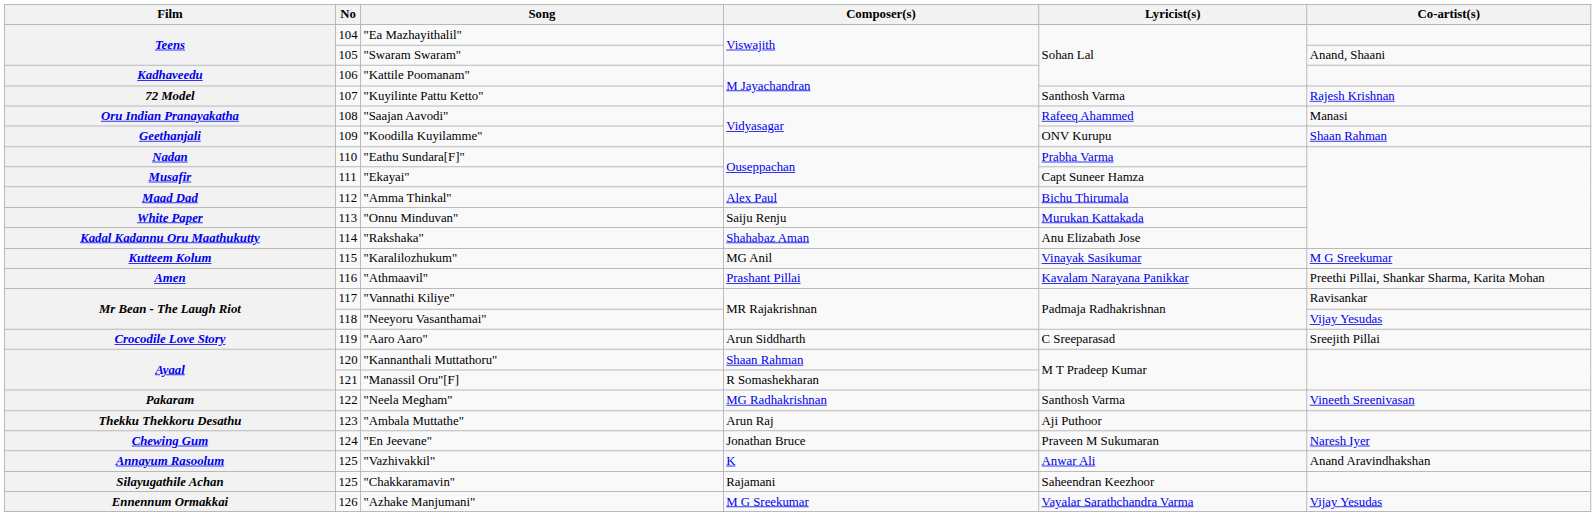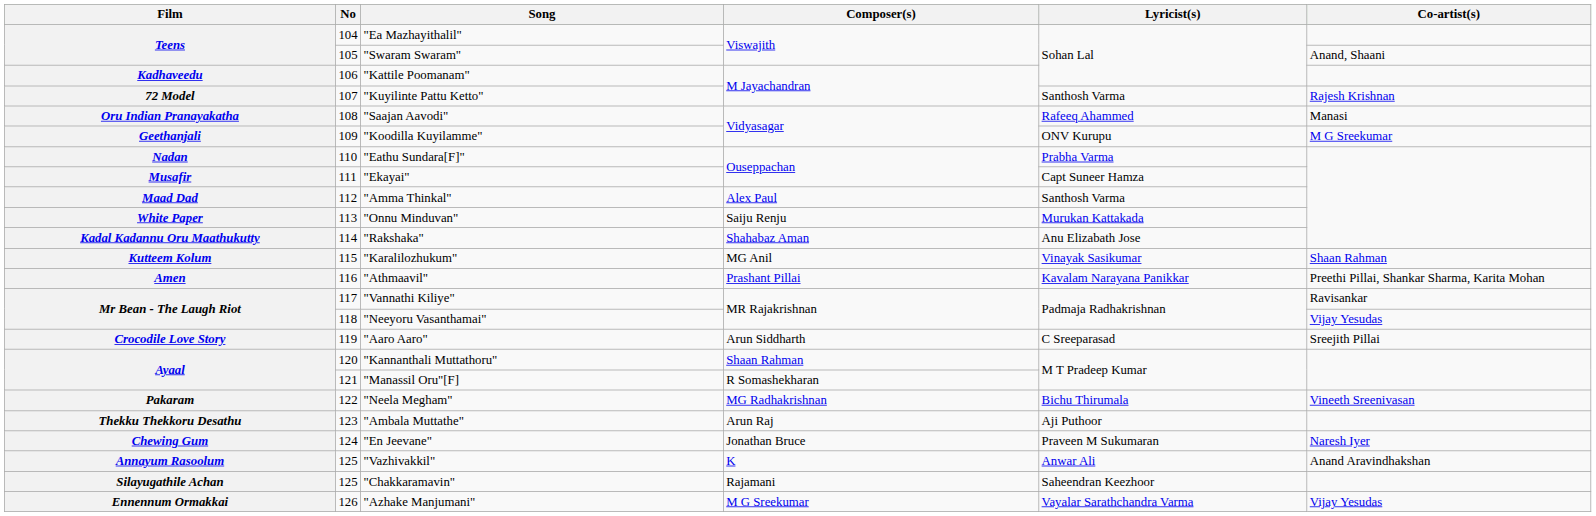(1348, 136) Shaan Rahman -> (1351, 136) M G Sreekumar
(1085, 197) Bichu Thirumala -> (1083, 197) Santhosh Varma
(1351, 258) M G Sreekumar -> (1348, 258) Shaan Rahman
(1083, 400) Santhosh Varma -> (1085, 400) Bichu Thirumala
